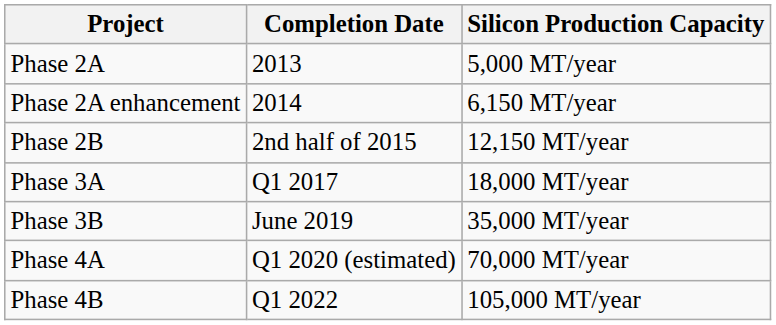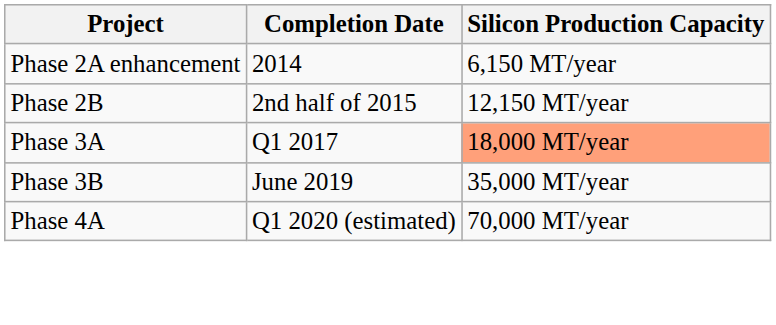- row: (58, 63)
(548, 181) no background -> (548, 142) lightsalmon background
- row: (57, 299)
